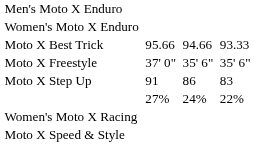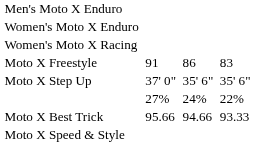rows swapped: (71, 117) <-> (54, 45)
(161, 63) 37' 0" -> (152, 63) 91
(198, 63) 35' 6" -> (189, 63) 86
(235, 63) 35' 6" -> (226, 63) 83
(152, 81) 91 -> (161, 81) 37' 0"
(189, 81) 86 -> (198, 81) 35' 6"
(226, 81) 83 -> (235, 81) 35' 6"
